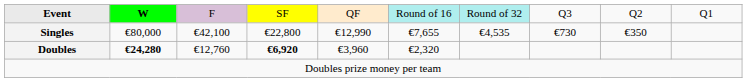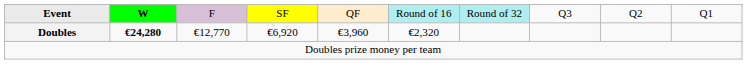- row: (57, 32)
(212, 50) €12,760 -> (212, 32) €12,770
(282, 50) bold -> (282, 32) normal
